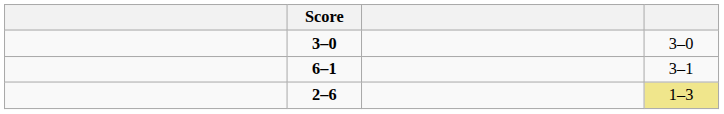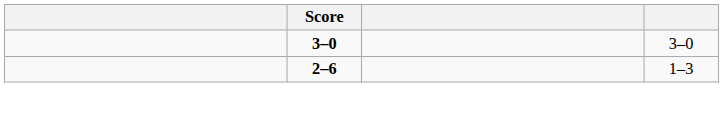- row: (324, 69)
(681, 95) khaki background -> (681, 69) no background
